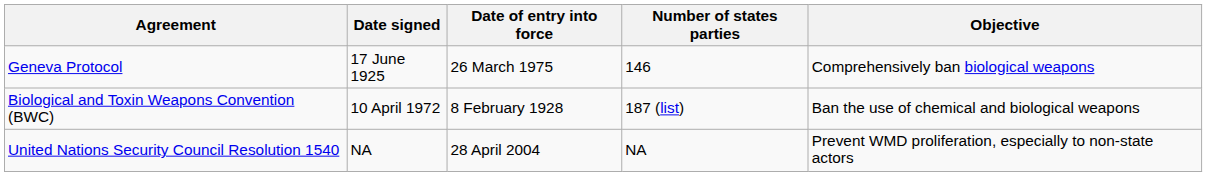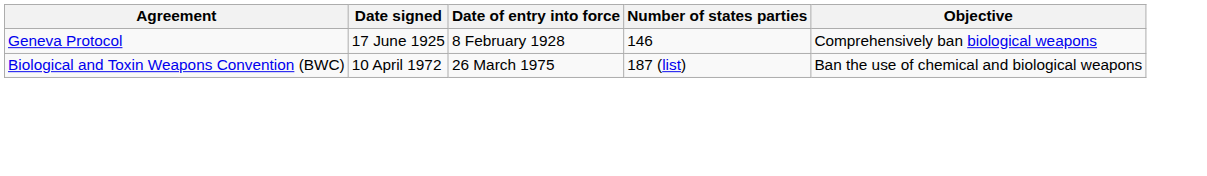(502, 66) 26 March 1975 -> (508, 41) 8 February 1928
(507, 108) 8 February 1928 -> (503, 65) 26 March 1975
- row: (174, 150)
